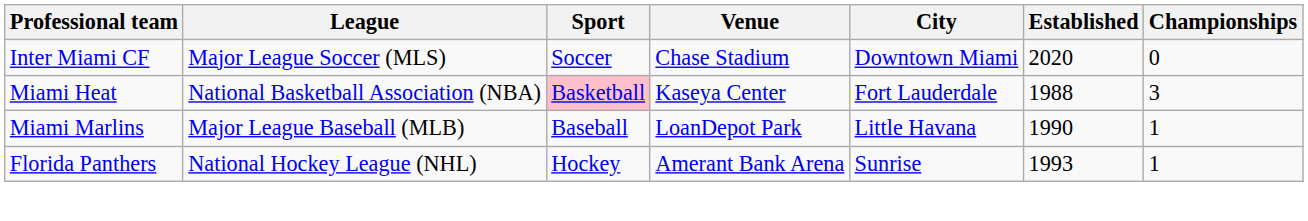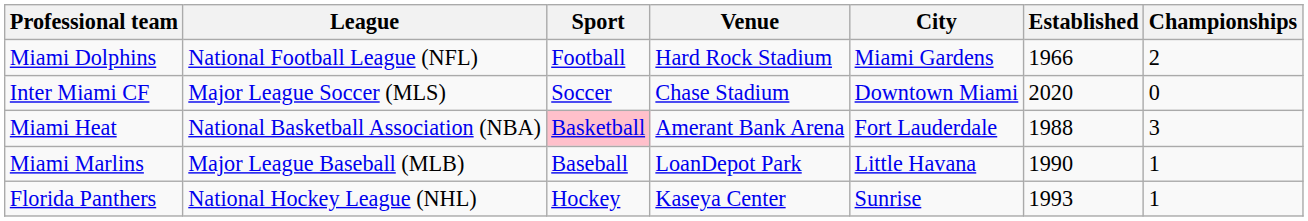+ row: (83, 57)
(721, 92) Kaseya Center -> (750, 127) Amerant Bank Arena
(750, 163) Amerant Bank Arena -> (721, 198) Kaseya Center
